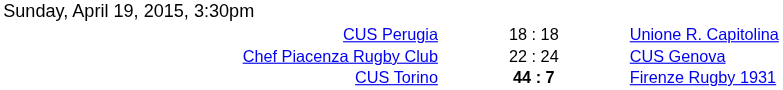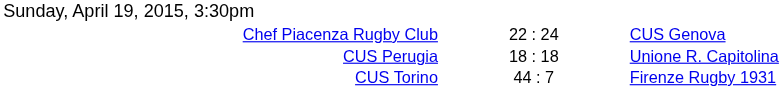rows swapped: (340, 56) <-> (390, 34)
(534, 77) bold -> (534, 77) normal
